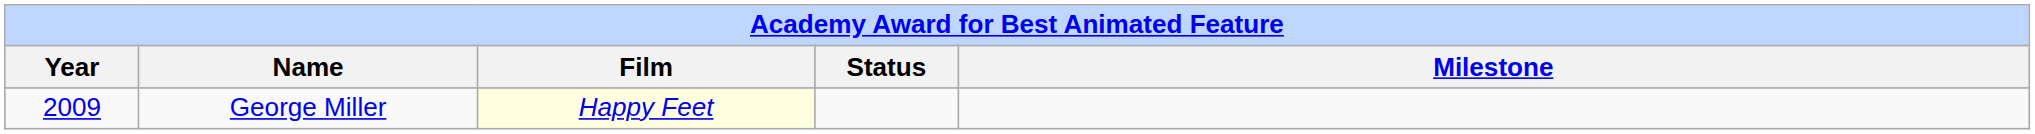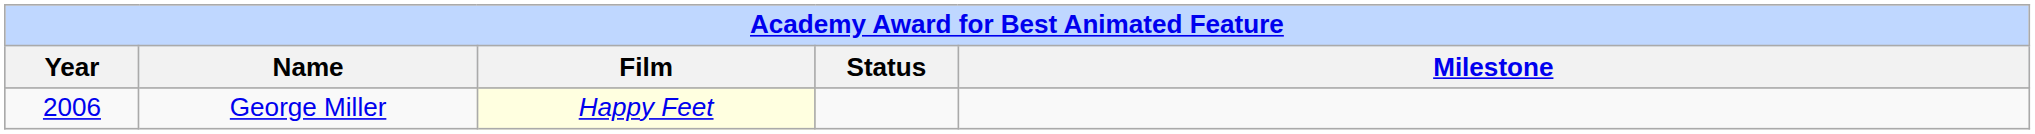(72, 107) 2009 -> (72, 107) 2006
